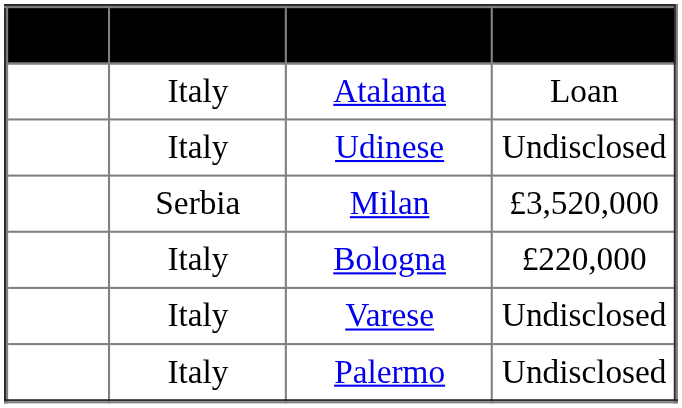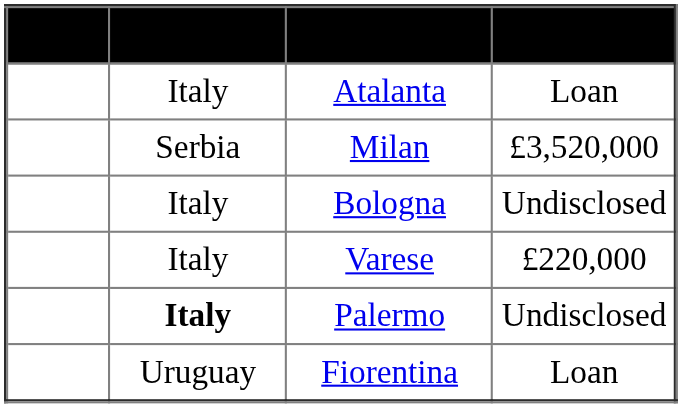- row: (390, 146)
(584, 259) £220,000 -> (584, 203) Undisclosed
(584, 315) Undisclosed -> (584, 259) £220,000
(198, 371) normal -> (198, 315) bold
+ row: (390, 371)
